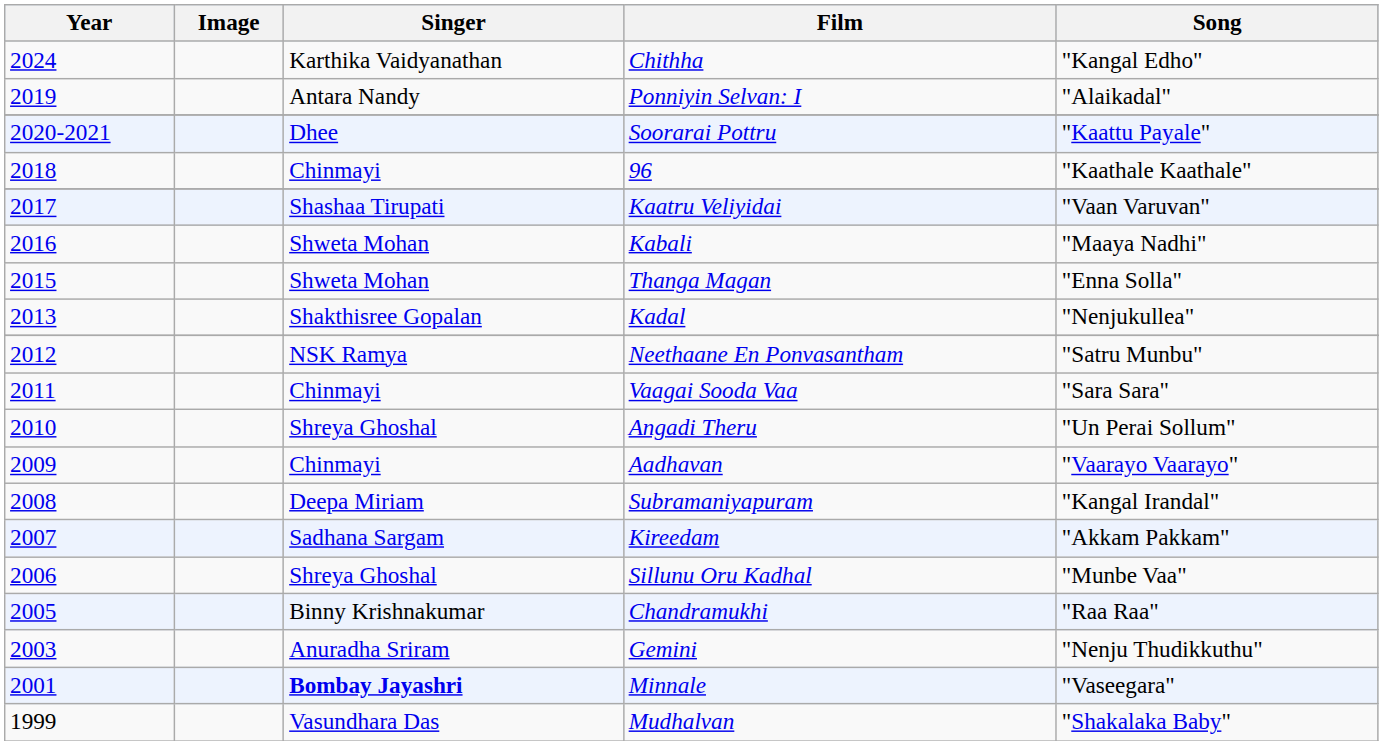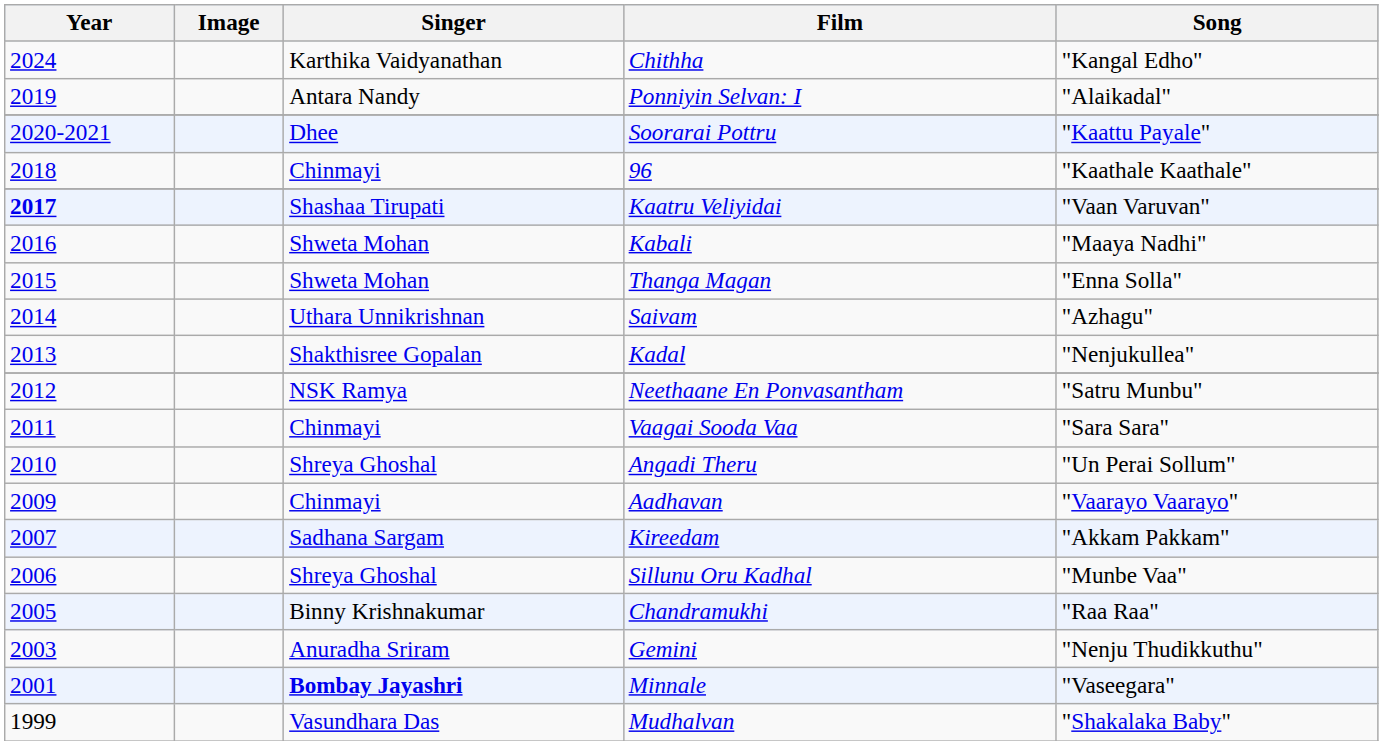(33, 206) normal -> (33, 206) bold
+ row: (663, 317)
- row: (721, 501)
